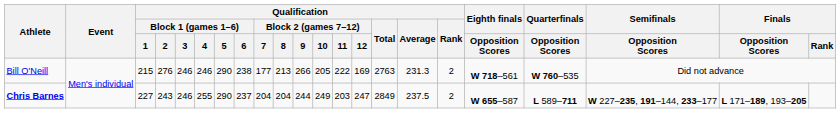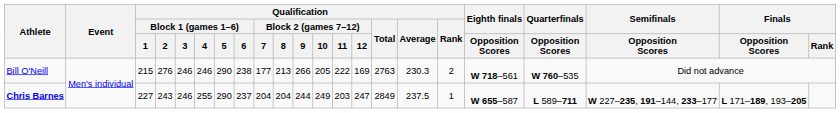(418, 71) 231.3 -> (418, 71) 230.3
(451, 96) 2 -> (451, 96) 1
